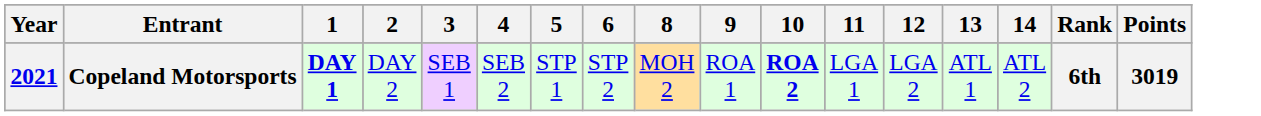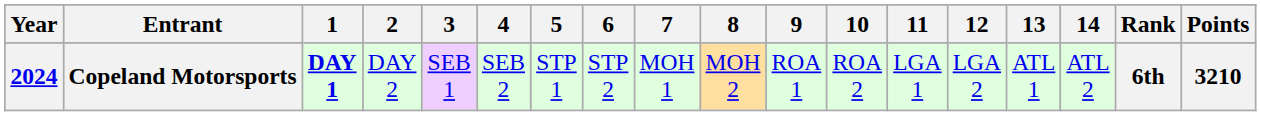+ column: (667, 23)
(34, 76) 2021 -> (34, 76) 2024
(793, 76) bold -> (857, 76) normal
(1155, 76) 3019 -> (1218, 76) 3210
